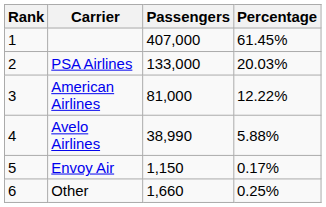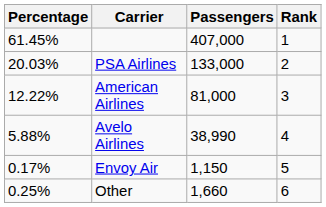columns swapped: (26, 16) <-> (277, 16)
